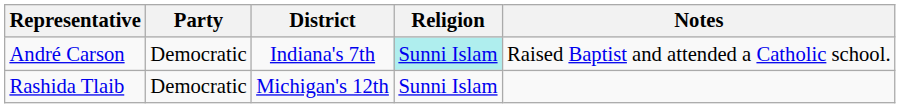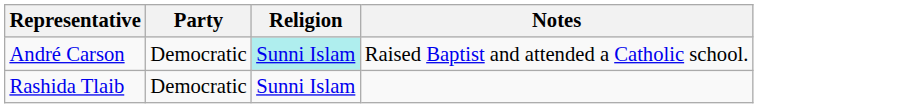- column: (323, 20)
